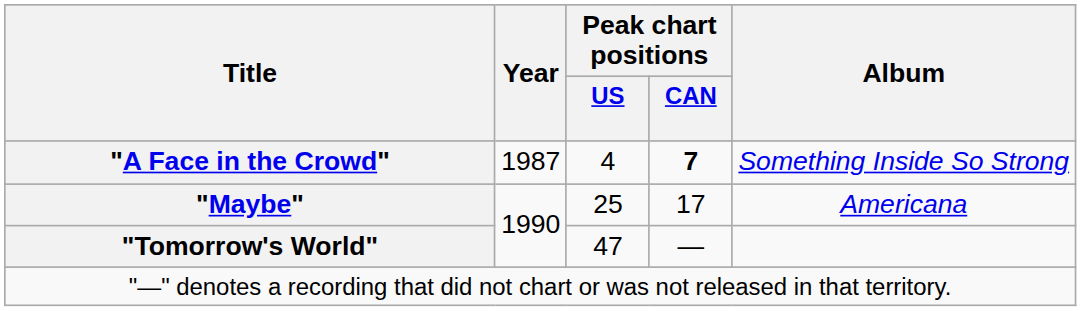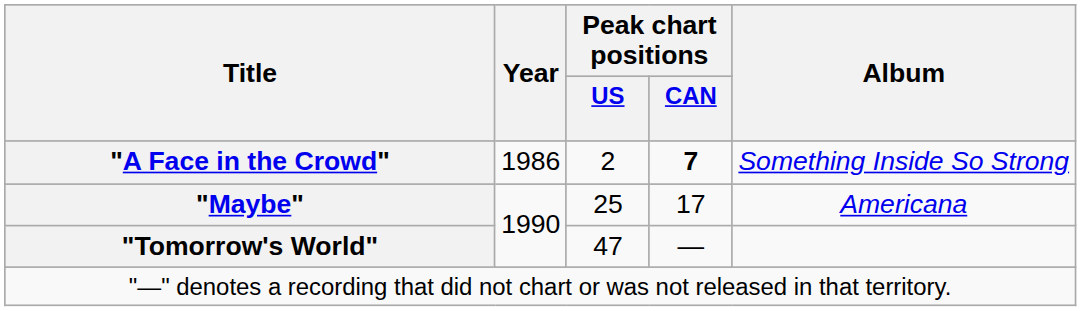(531, 161) 1987 -> (531, 161) 1986
(608, 161) 4 -> (608, 161) 2
